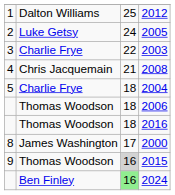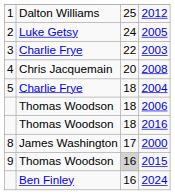(130, 69) 21 -> (130, 69) 20
(130, 180) lightgreen background -> (130, 180) no background
